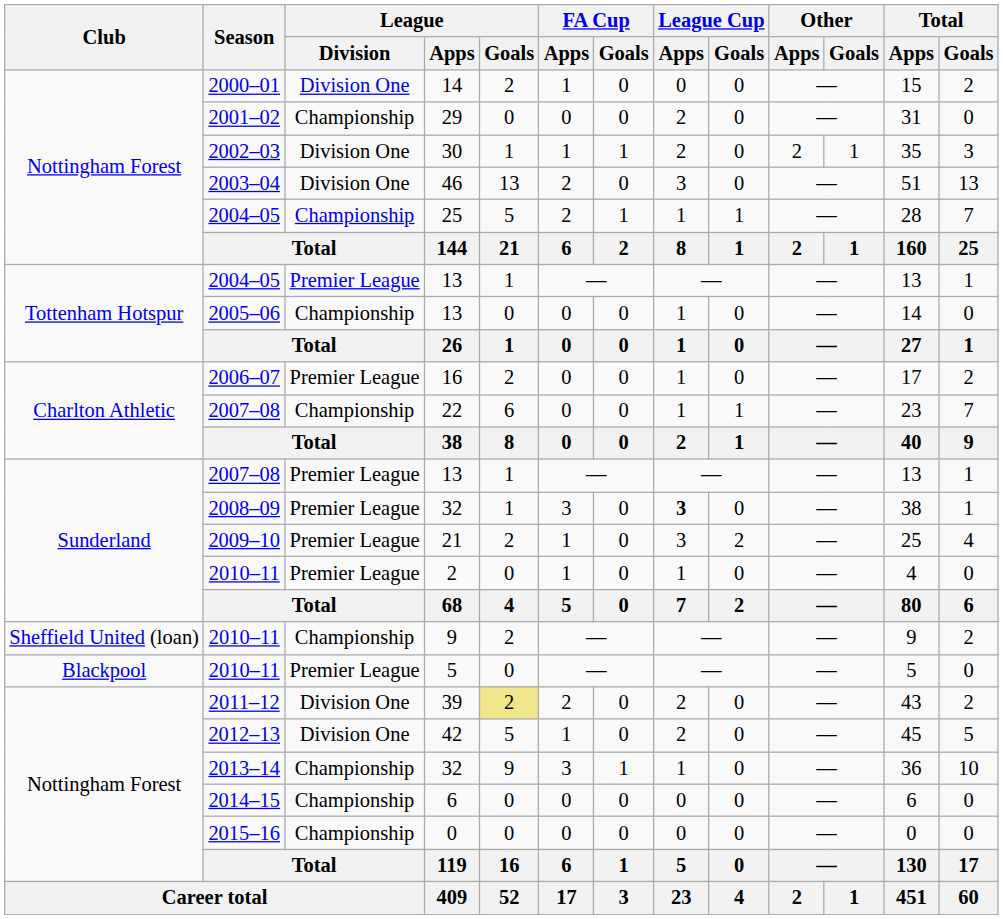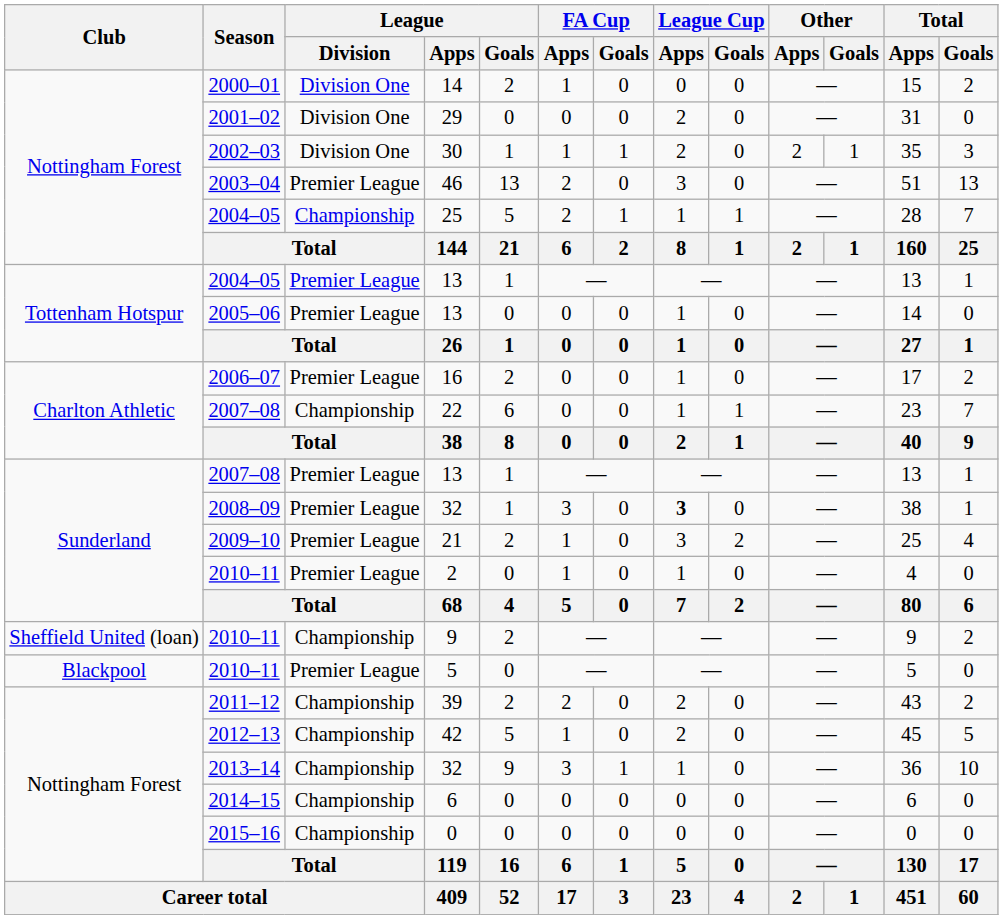(355, 118) Championship -> (355, 118) Division One
(355, 183) Division One -> (355, 183) Premier League
(355, 313) Championship -> (355, 313) Premier League
(355, 702) Division One -> (355, 702) Championship
(509, 702) khaki background -> (509, 702) no background
(355, 735) Division One -> (355, 735) Championship
